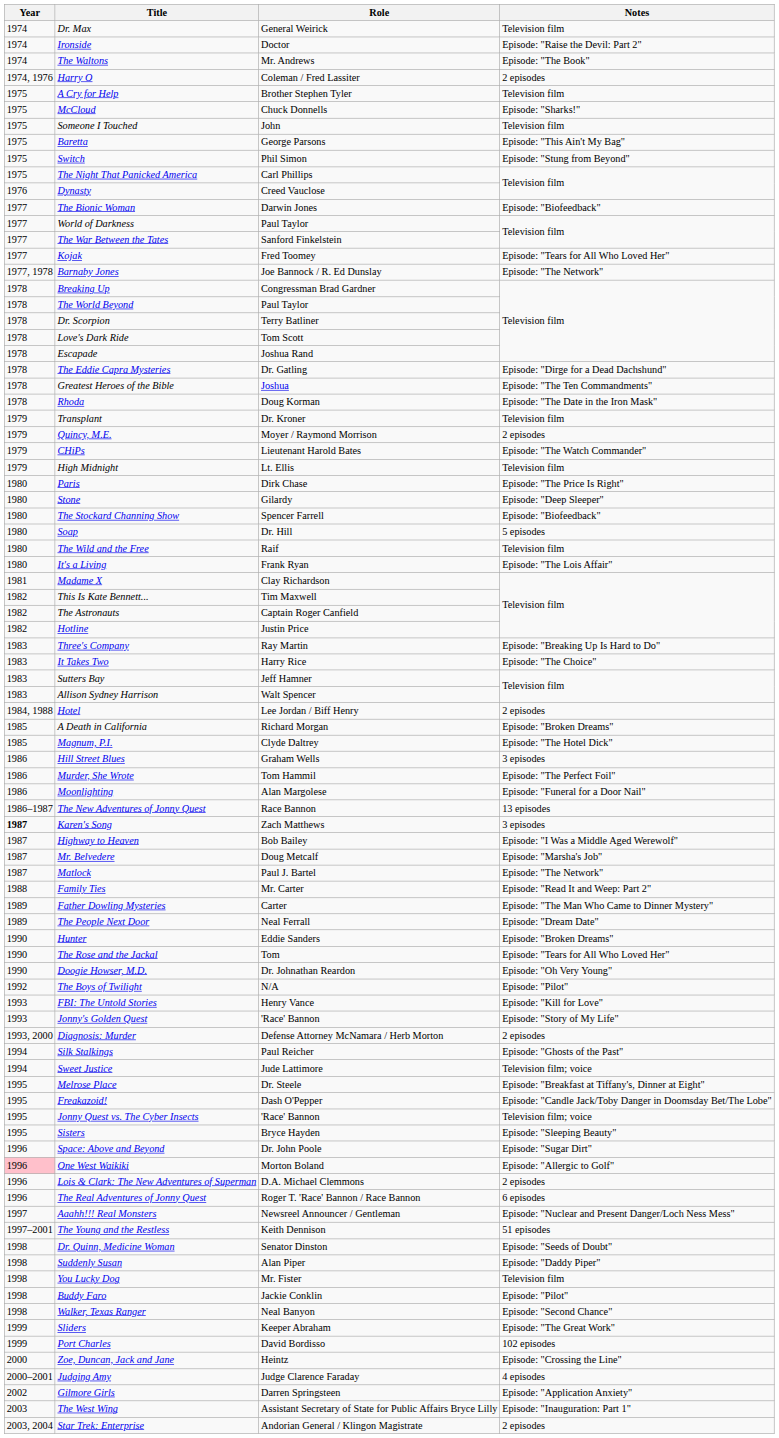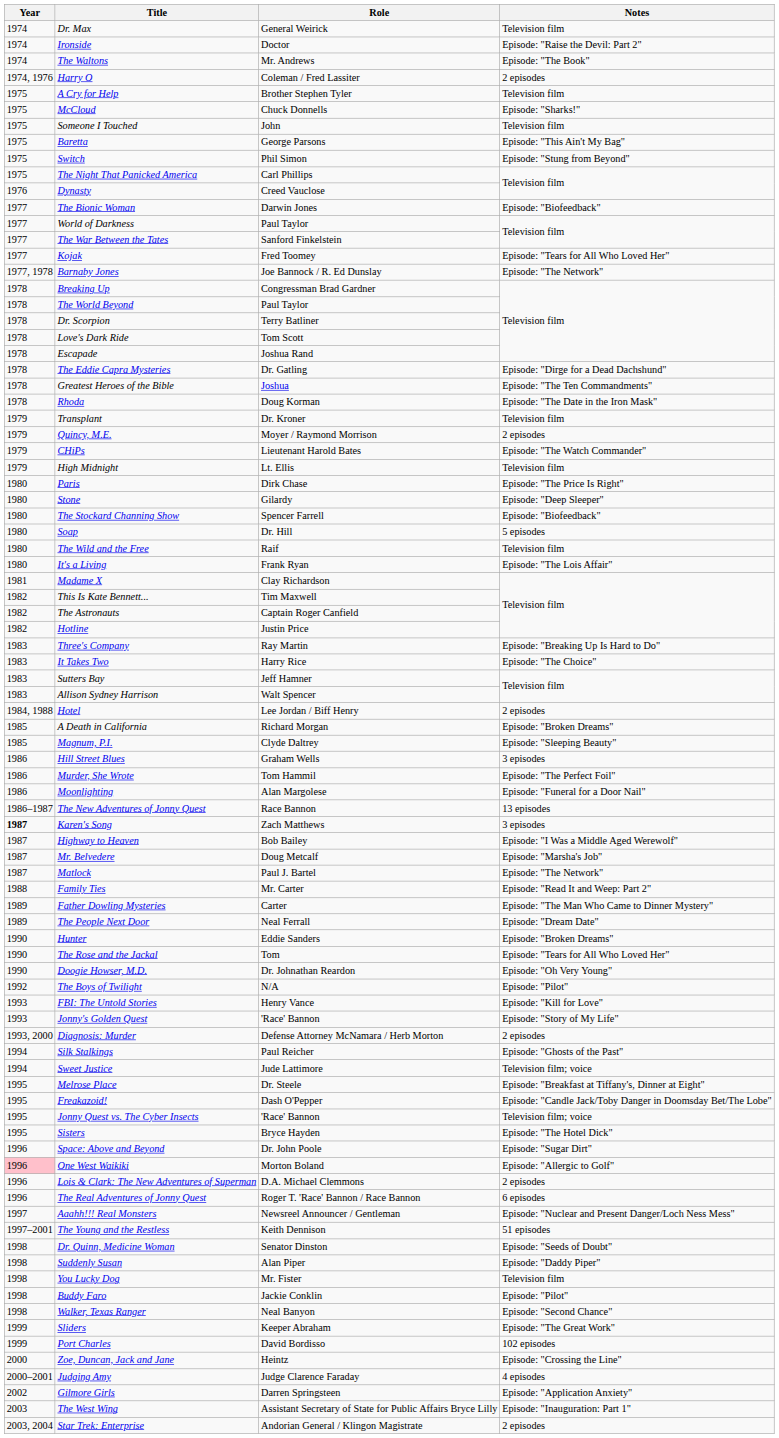(557, 743) Episode: "The Hotel Dick" -> (559, 743) Episode: "Sleeping Beauty"
(559, 1133) Episode: "Sleeping Beauty" -> (557, 1133) Episode: "The Hotel Dick"
